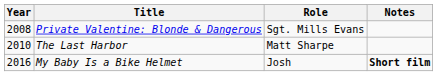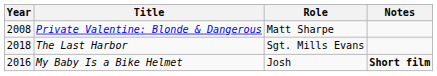(316, 29) Sgt. Mills Evans -> (300, 29) Matt Sharpe
(19, 46) 2010 -> (19, 46) 2018
(300, 46) Matt Sharpe -> (316, 46) Sgt. Mills Evans
